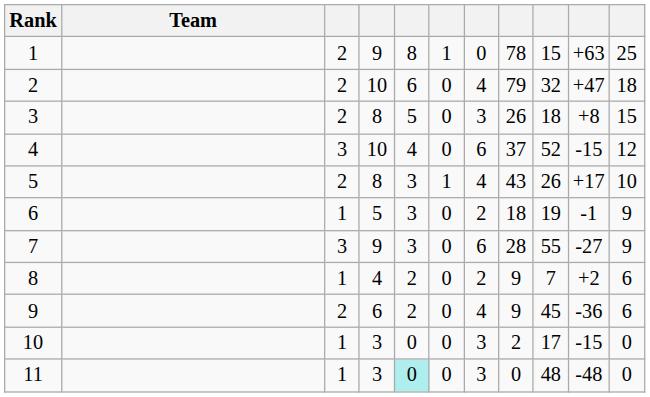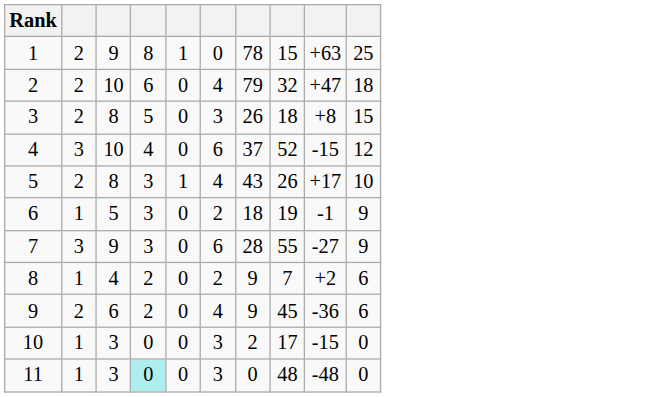- column: (193, 20)
